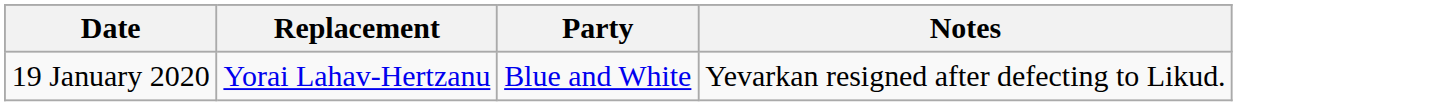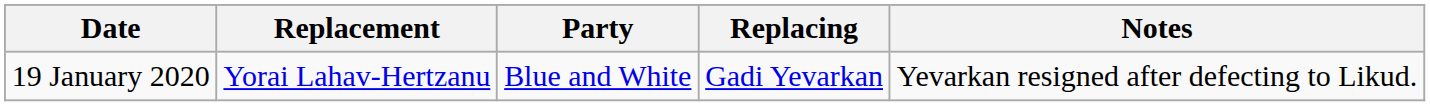+ column: (794, 28)
